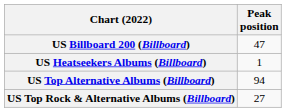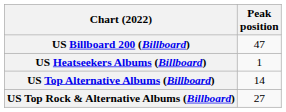(259, 80) 94 -> (259, 80) 14
